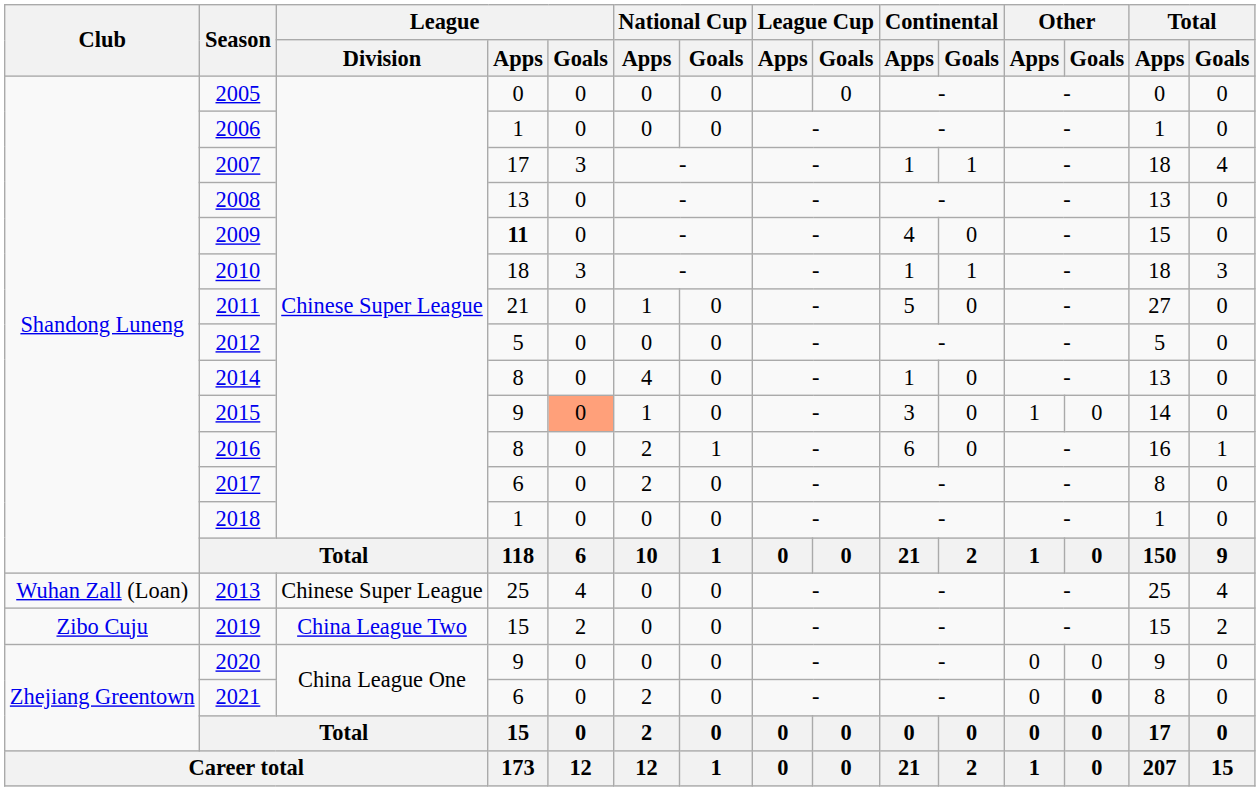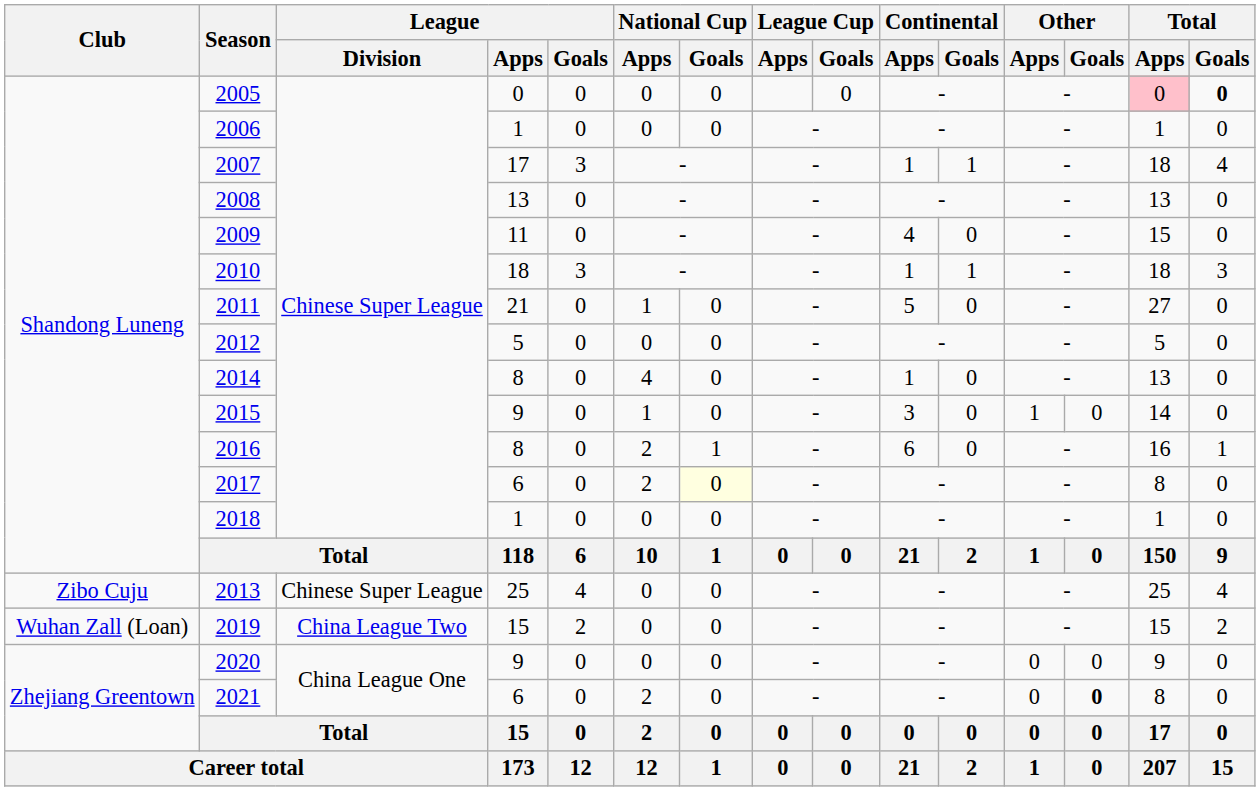(1160, 93) no background -> (1160, 93) pink background
(1222, 93) normal -> (1222, 93) bold
(518, 235) bold -> (518, 235) normal
(581, 413) lightsalmon background -> (581, 413) no background
(716, 484) no background -> (716, 484) lightyellow background
(102, 590) Wuhan Zall (Loan) -> (102, 590) Zibo Cuju
(102, 626) Zibo Cuju -> (102, 626) Wuhan Zall (Loan)
